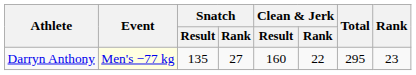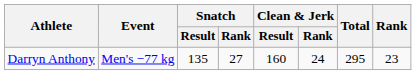(138, 58) lightyellow background -> (138, 58) no background
(318, 58) 22 -> (318, 58) 24
